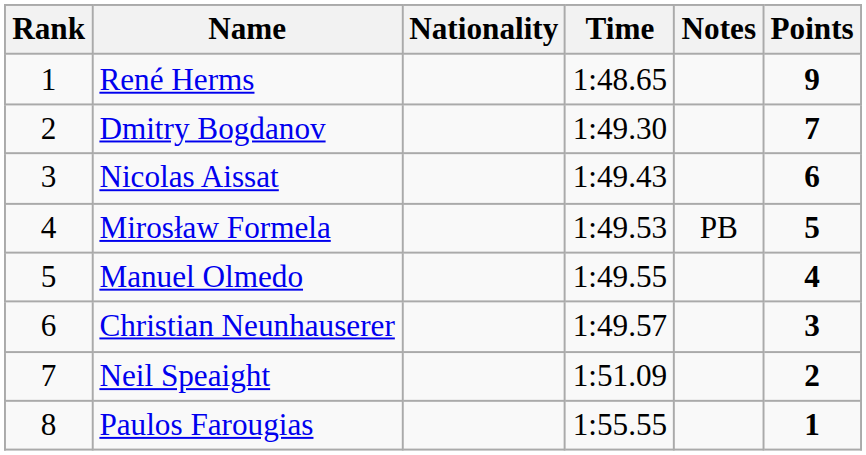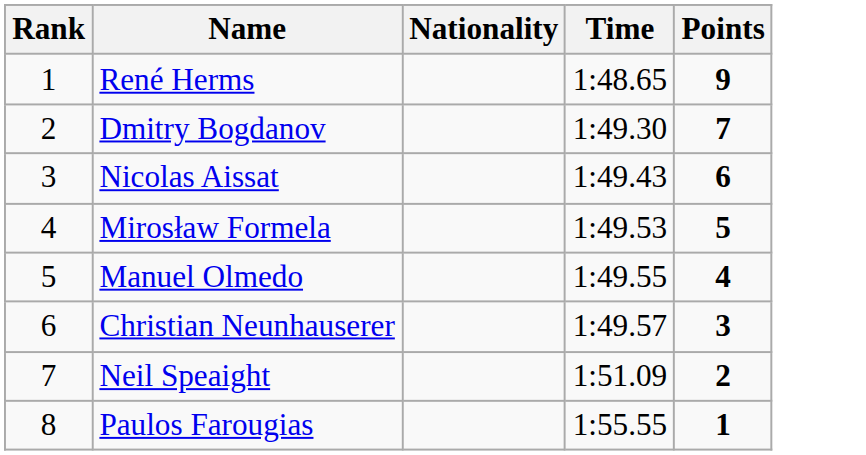- column: (719, 29)
